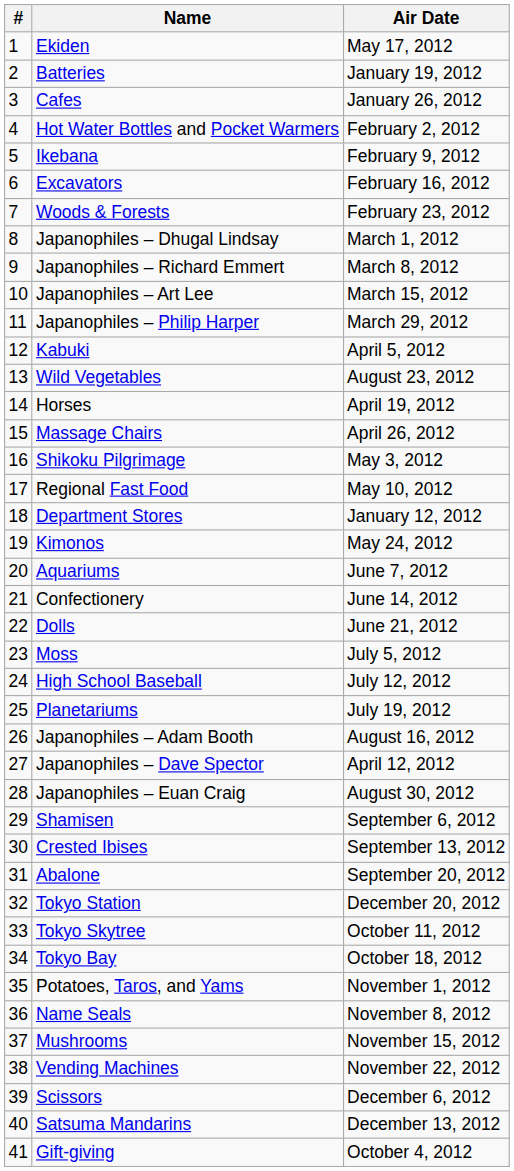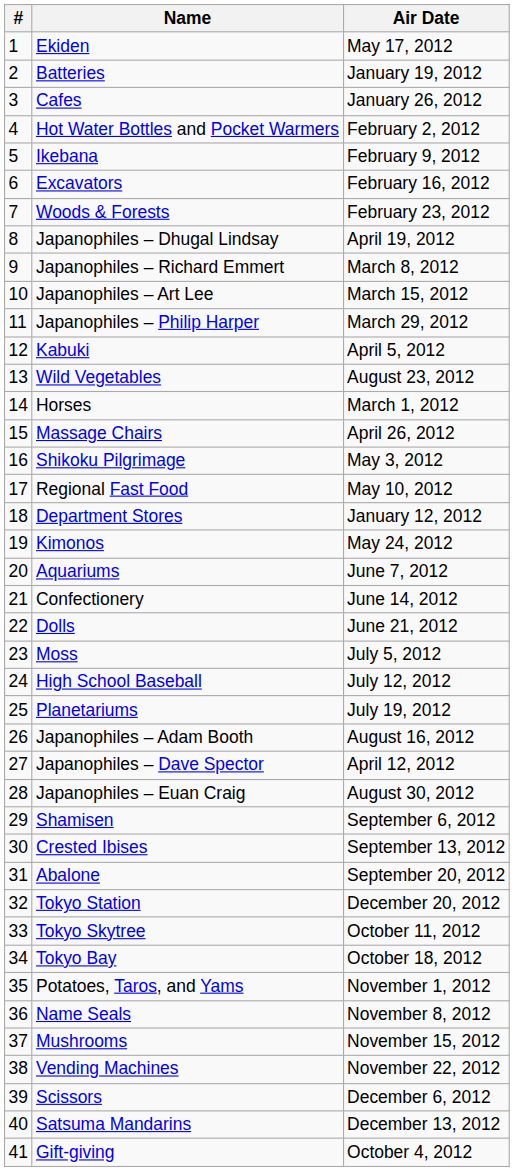(403, 239) March 1, 2012 -> (401, 239) April 19, 2012
(401, 405) April 19, 2012 -> (403, 405) March 1, 2012
